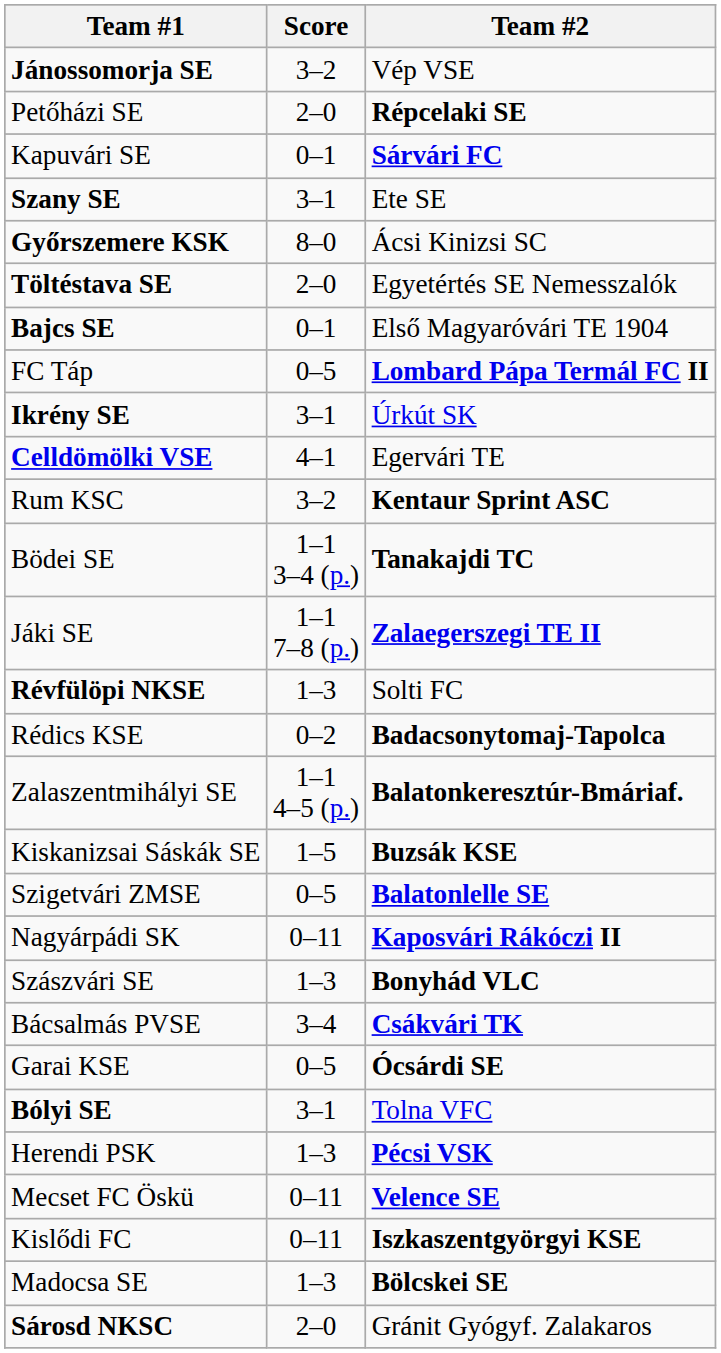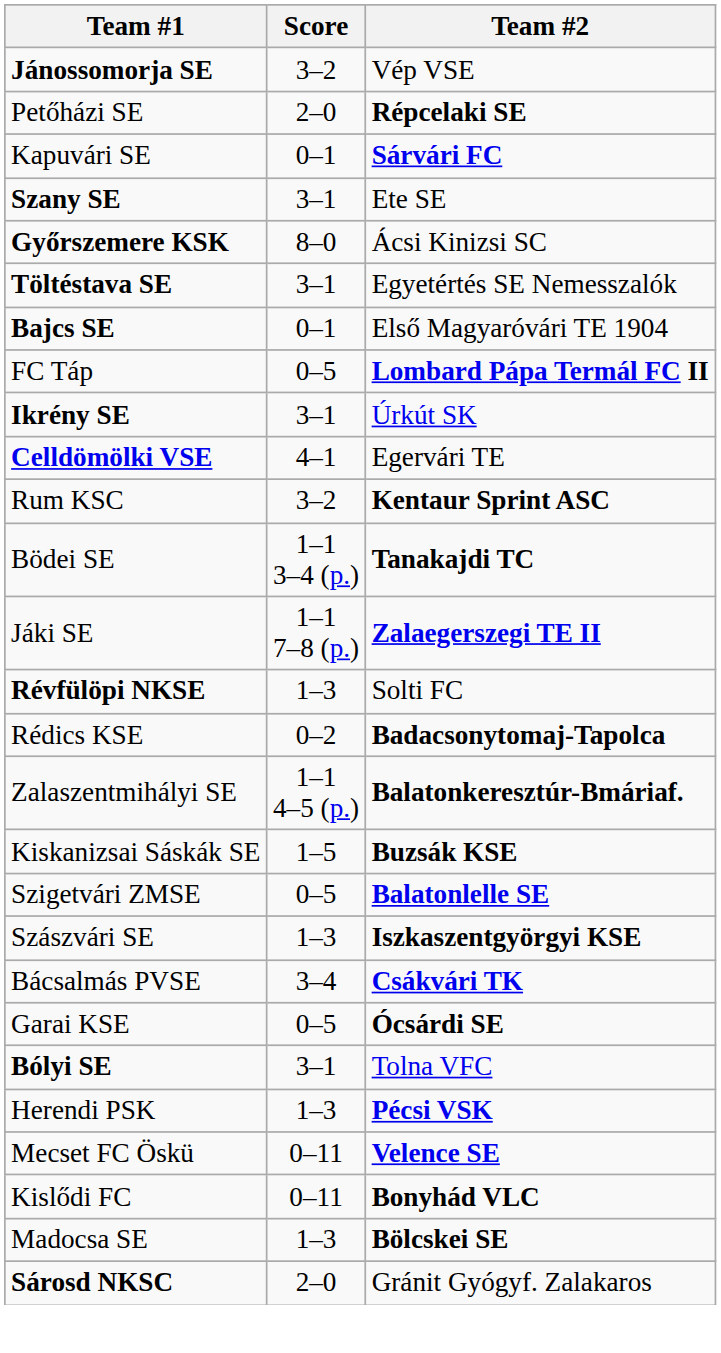(316, 284) 2–0 -> (316, 284) 3–1
- row: (95, 937)
(456, 980) Bonyhád VLC -> (506, 937) Iszkaszentgyörgyi KSE
(506, 1239) Iszkaszentgyörgyi KSE -> (456, 1196) Bonyhád VLC
